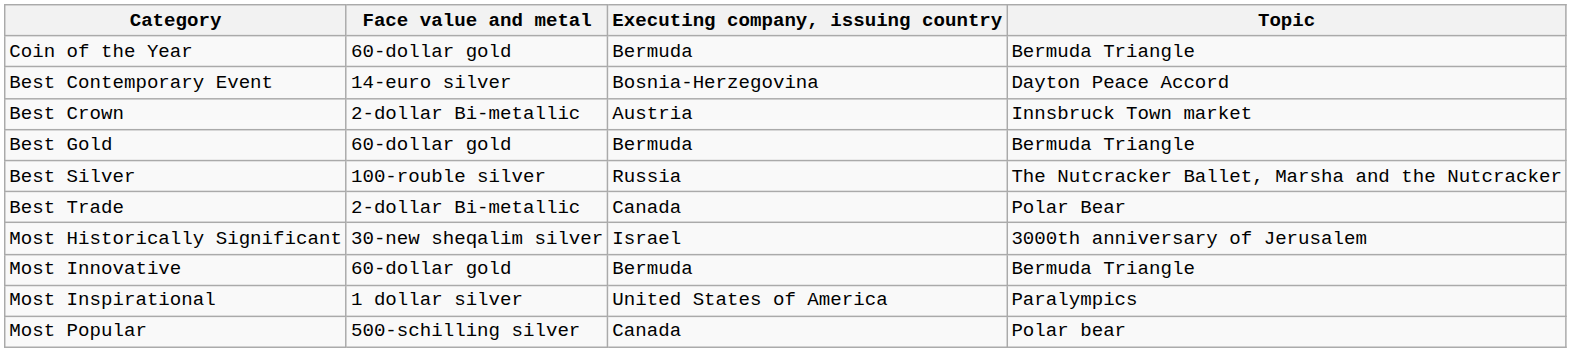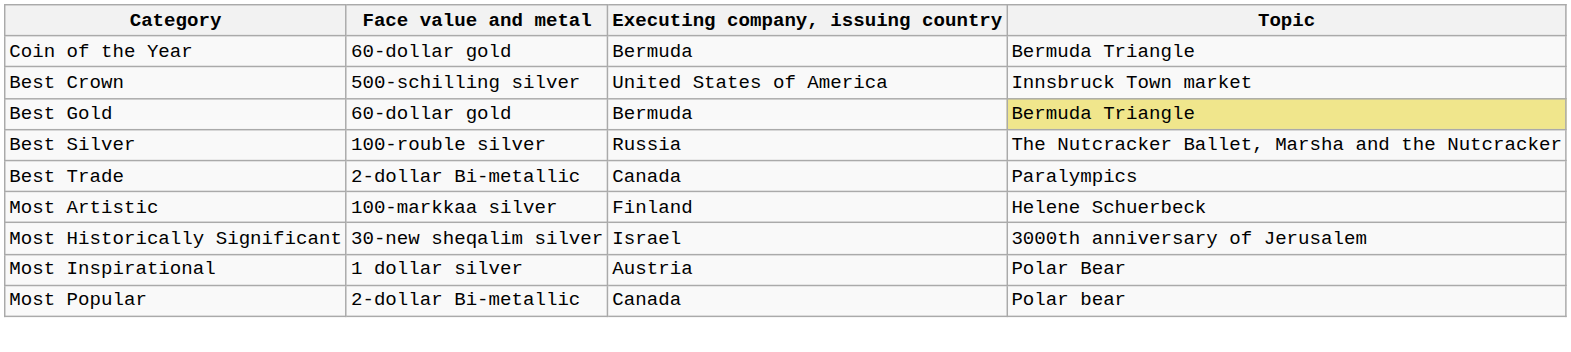- row: (141, 83)
(466, 114) 2-dollar Bi-metallic -> (466, 83) 500-schilling silver
(653, 114) Austria -> (750, 83) United States of America
(1103, 145) no background -> (1103, 114) khaki background
(1069, 207) Polar Bear -> (1074, 176) Paralympics
+ row: (84, 207)
- row: (95, 269)
(750, 301) United States of America -> (653, 269) Austria
(1074, 301) Paralympics -> (1069, 269) Polar Bear
(466, 332) 500-schilling silver -> (466, 301) 2-dollar Bi-metallic
